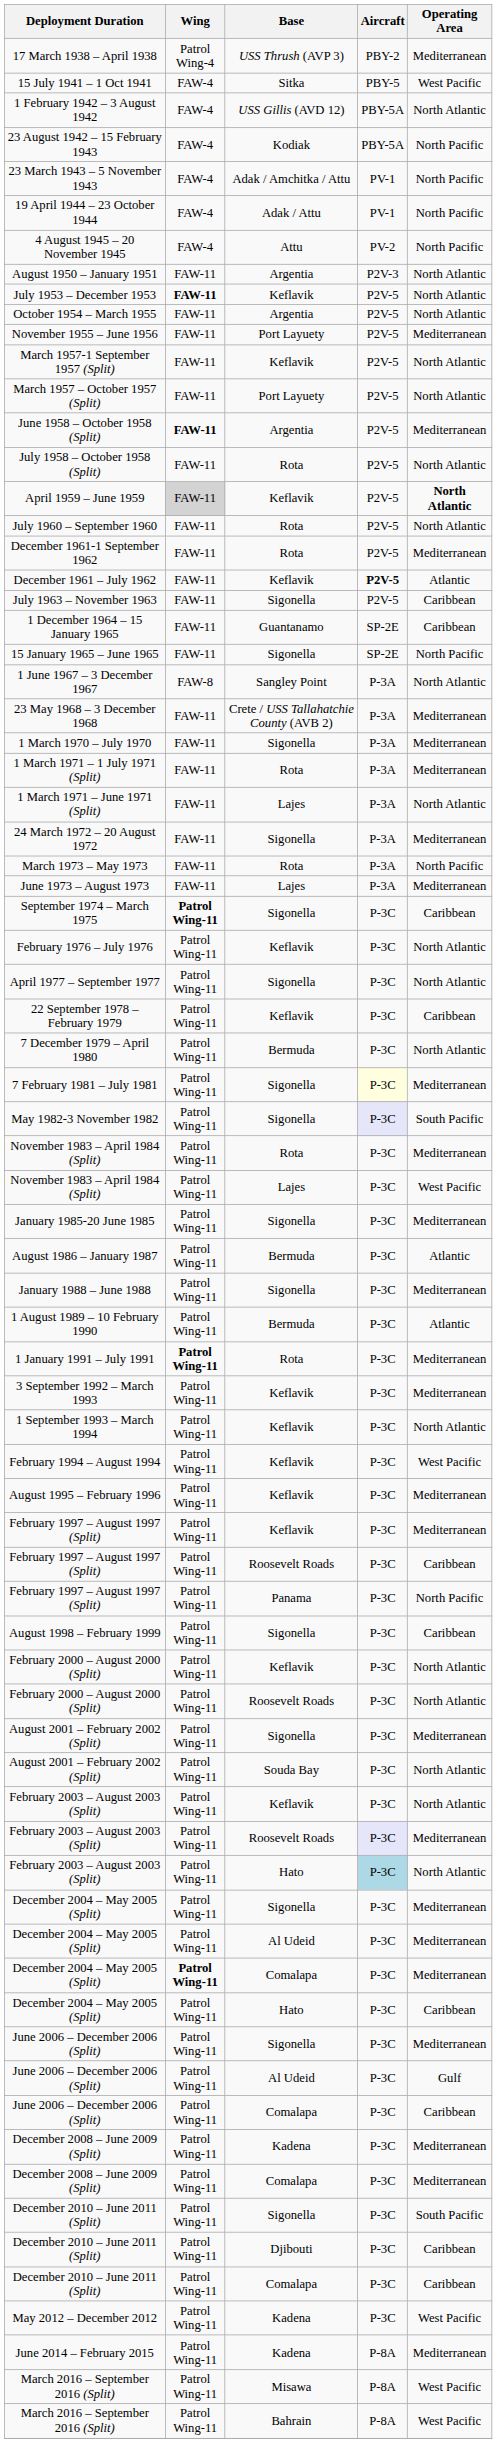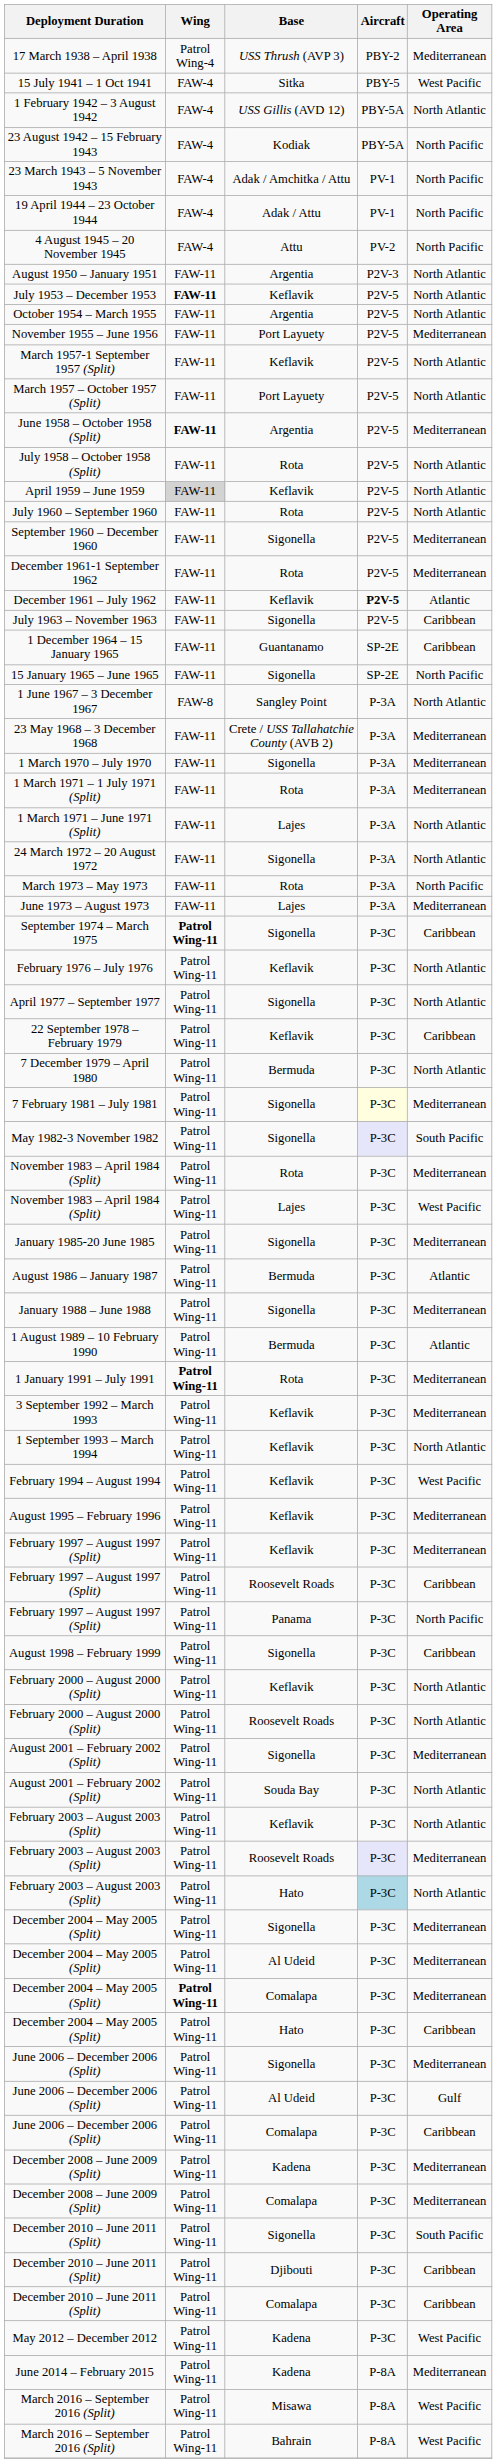(450, 498) bold -> (450, 491) normal
+ row: (85, 538)
(450, 838) Mediterranean -> (450, 858) North Atlantic
